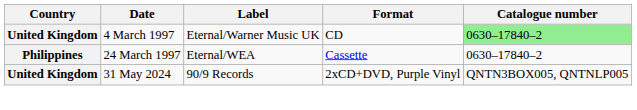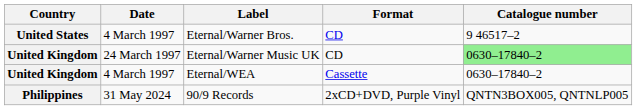+ row: (240, 34)
(139, 34) 4 March 1997 -> (142, 54) 24 March 1997
(52, 54) Philippines -> (52, 74) United Kingdom
(142, 54) 24 March 1997 -> (139, 74) 4 March 1997
(52, 74) United Kingdom -> (52, 94) Philippines
